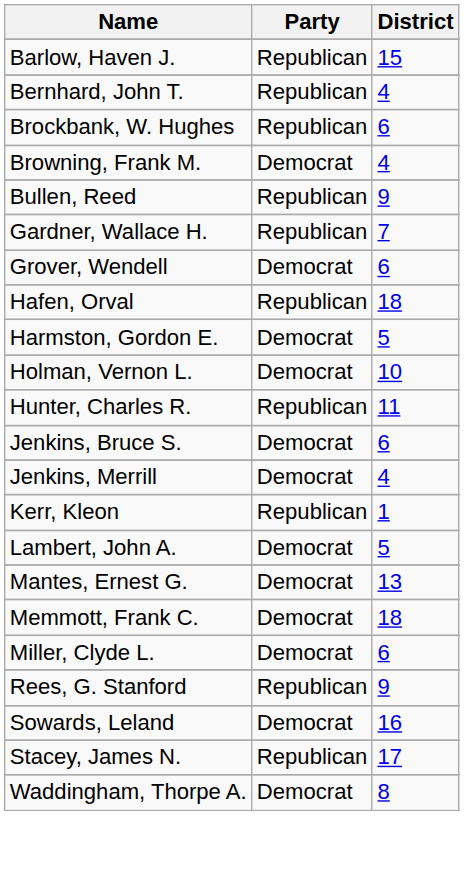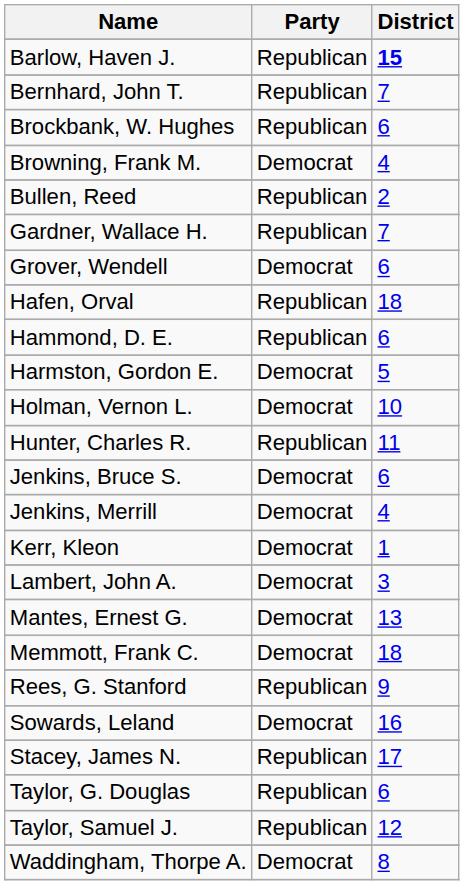(390, 57) normal -> (390, 57) bold
(384, 92) 4 -> (384, 92) 7
(384, 197) 9 -> (384, 197) 2
+ row: (91, 337)
(312, 512) Republican -> (305, 547) Democrat
(384, 547) 5 -> (384, 582) 3
- row: (82, 652)
+ row: (100, 792)
+ row: (94, 827)
